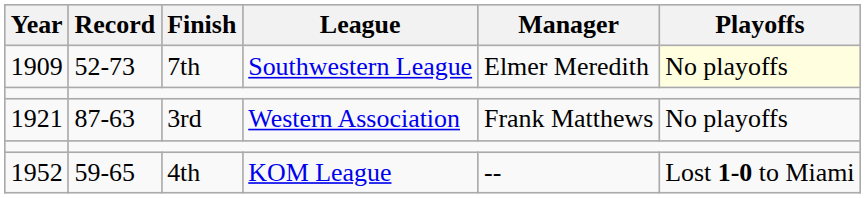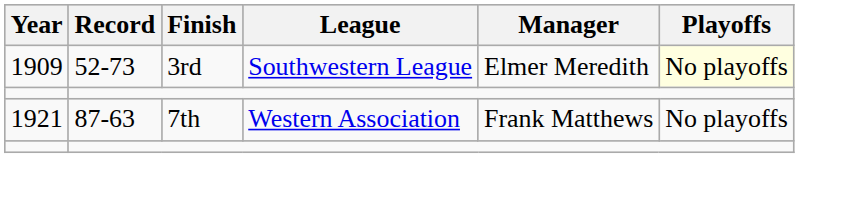(184, 66) 7th -> (184, 66) 3rd
(184, 119) 3rd -> (184, 119) 7th
- row: (37, 172)
